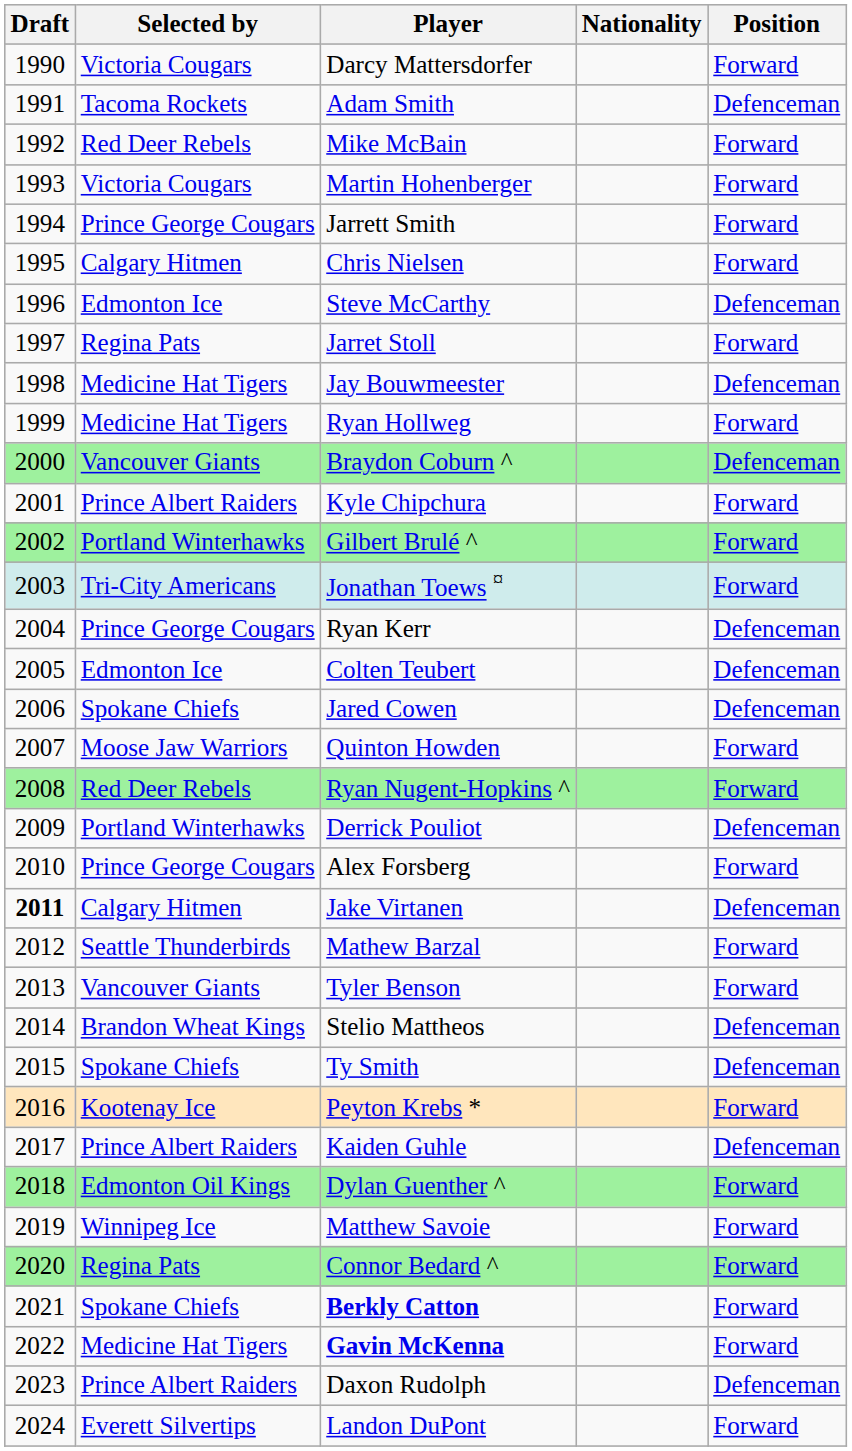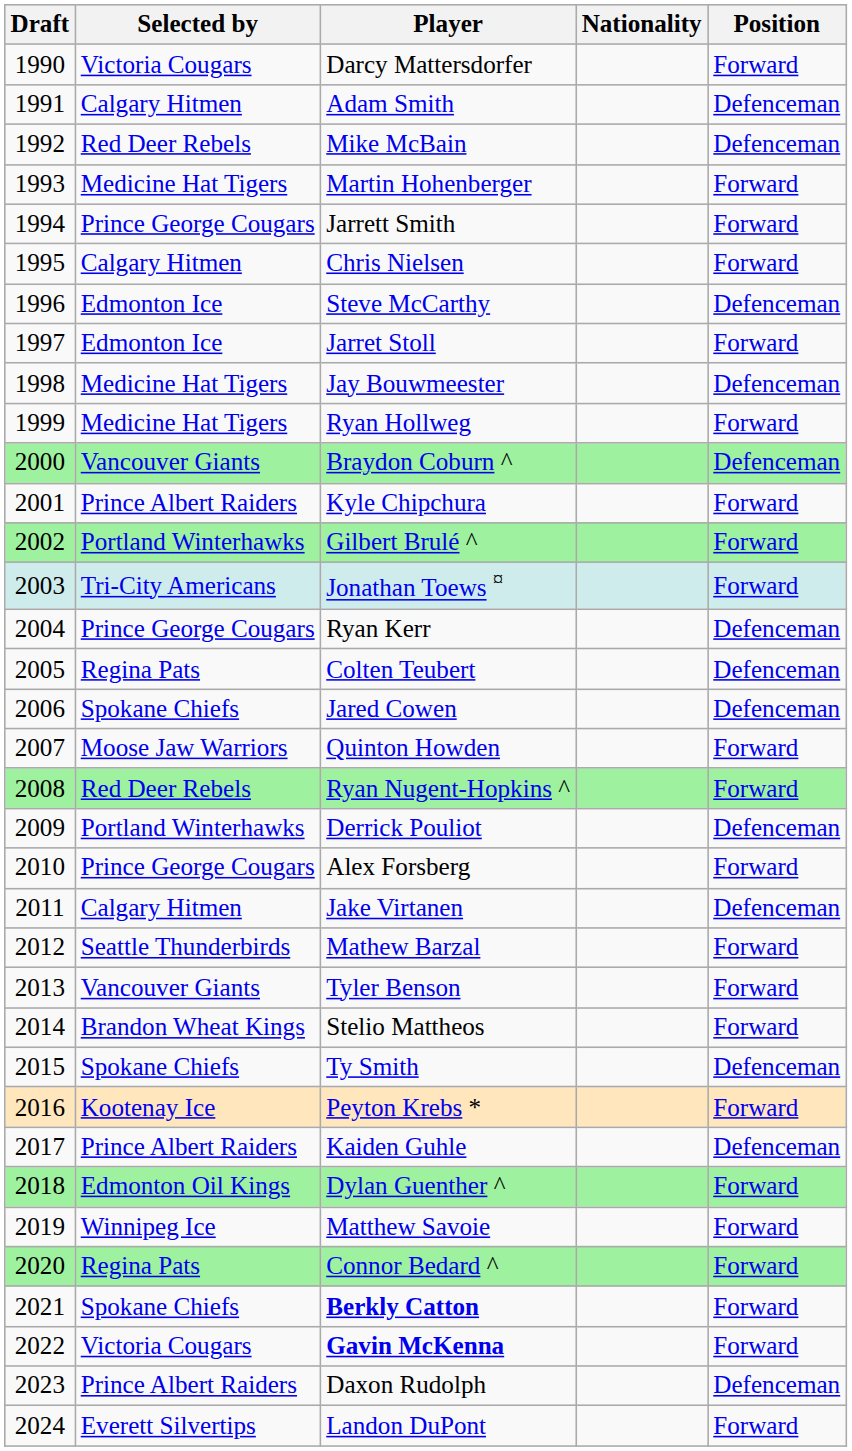(164, 104) Tacoma Rockets -> (161, 104) Calgary Hitmen
(756, 143) Forward -> (777, 143) Defenceman
(166, 183) Victoria Cougars -> (184, 183) Medicine Hat Tigers
(140, 343) Regina Pats -> (152, 343) Edmonton Ice
(152, 668) Edmonton Ice -> (140, 668) Regina Pats
(40, 907) bold -> (40, 907) normal
(777, 1027) Defenceman -> (756, 1027) Forward
(184, 1345) Medicine Hat Tigers -> (166, 1345) Victoria Cougars
